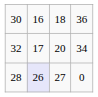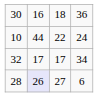+ row: (16, 37)
(60, 48) 20 -> (60, 59) 17
(82, 77) 0 -> (82, 81) 6
